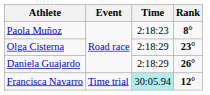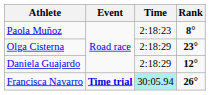(188, 64) 26° -> (191, 64) 12°
(108, 81) normal -> (110, 81) bold
(188, 81) 12° -> (191, 81) 26°
